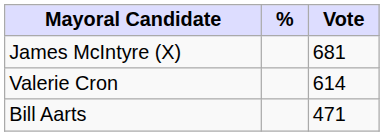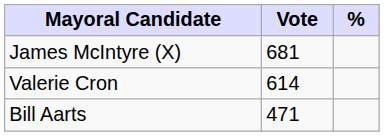columns swapped: (344, 20) <-> (285, 20)
